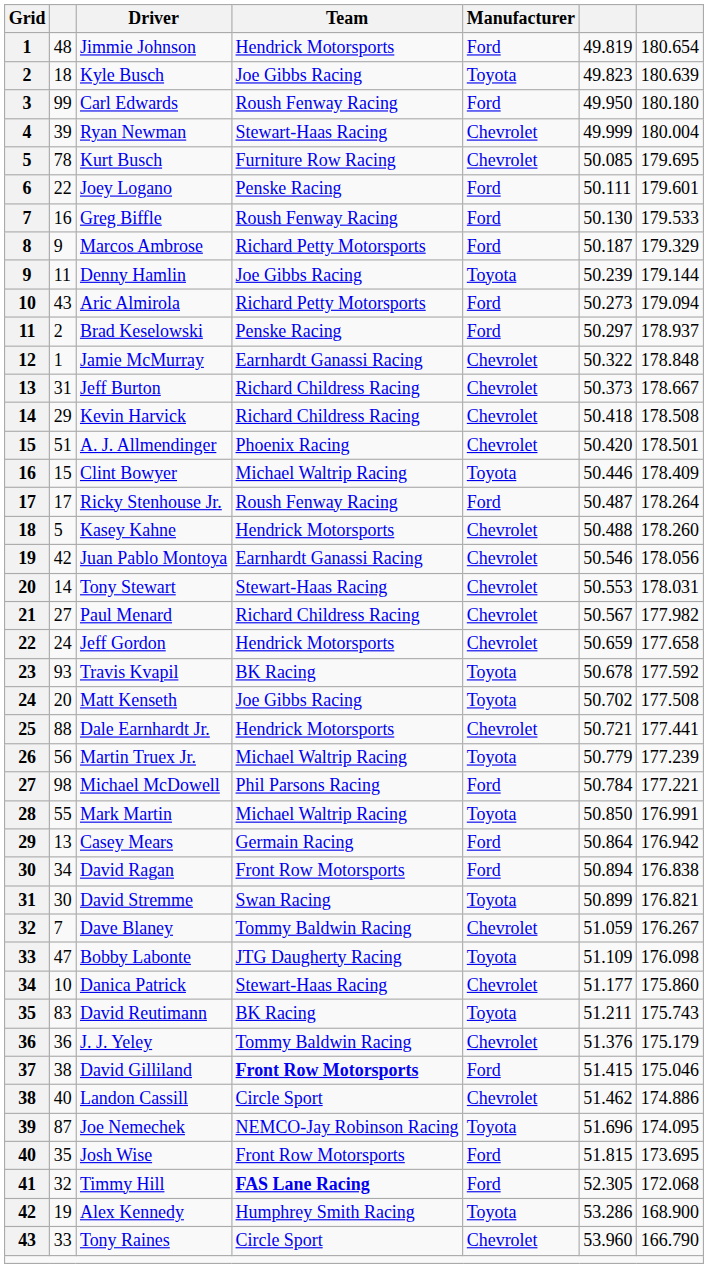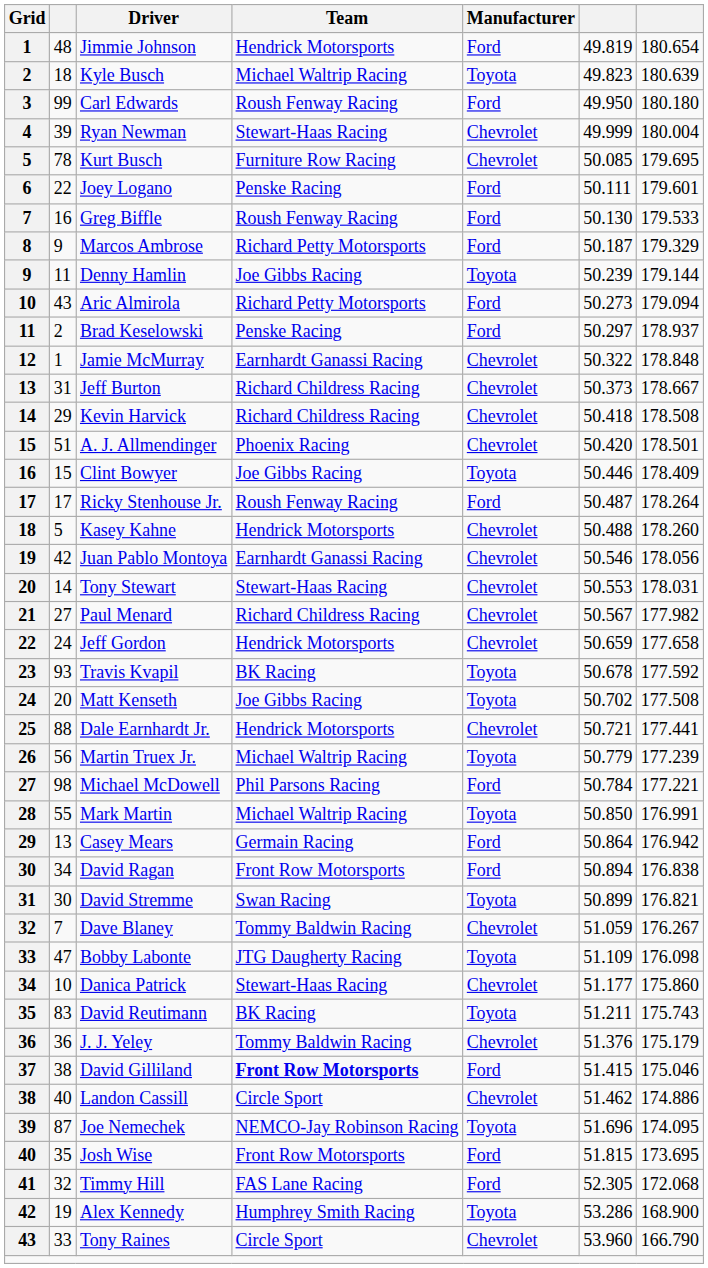(299, 75) Joe Gibbs Racing -> (321, 75) Michael Waltrip Racing
(321, 473) Michael Waltrip Racing -> (299, 473) Joe Gibbs Racing
(303, 1183) bold -> (299, 1183) normal
